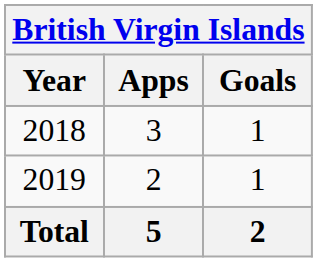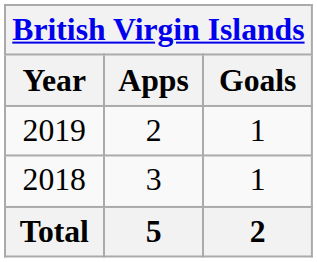rows swapped: (54, 130) <-> (54, 180)
